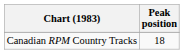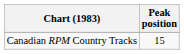(159, 40) 18 -> (159, 40) 15
